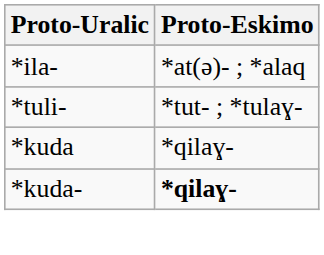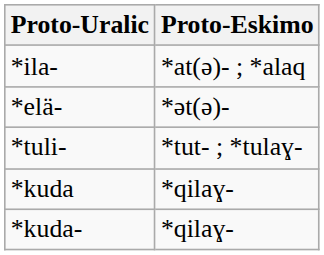+ row: (36, 106)
(199, 188) bold -> (197, 229) normal
